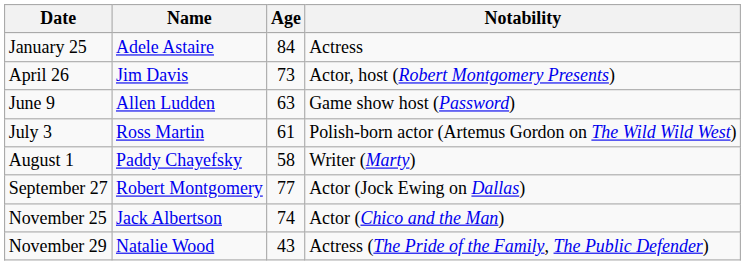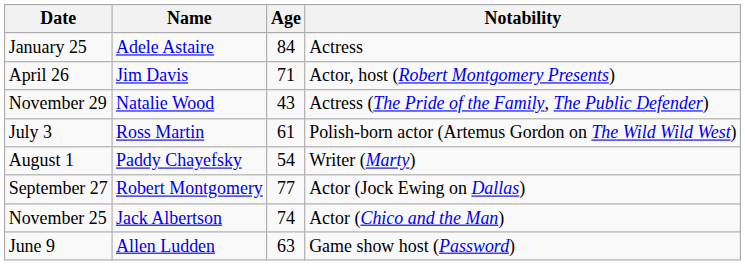(286, 75) 73 -> (286, 75) 71
rows swapped: (32, 103) <-> (58, 246)
(286, 160) 58 -> (286, 160) 54
